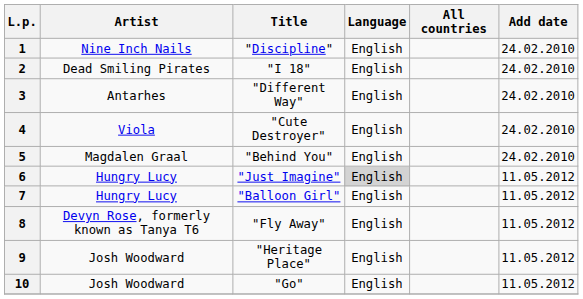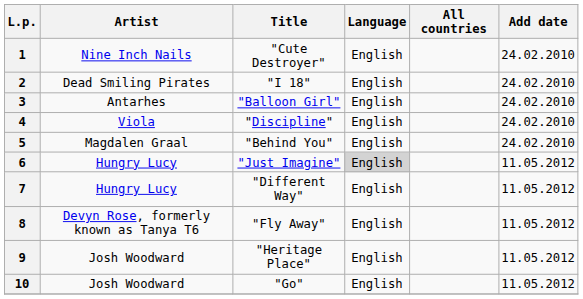(289, 48) "Discipline" -> (289, 55) "Cute Destroyer"
(289, 95) "Different Way" -> (289, 102) "Balloon Girl"
(289, 129) "Cute Destroyer" -> (289, 122) "Discipline"
(289, 196) "Balloon Girl" -> (289, 189) "Different Way"
